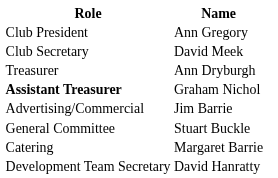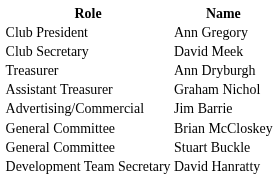(64, 90) bold -> (59, 90) normal
+ row: (223, 128)
- row: (219, 147)
